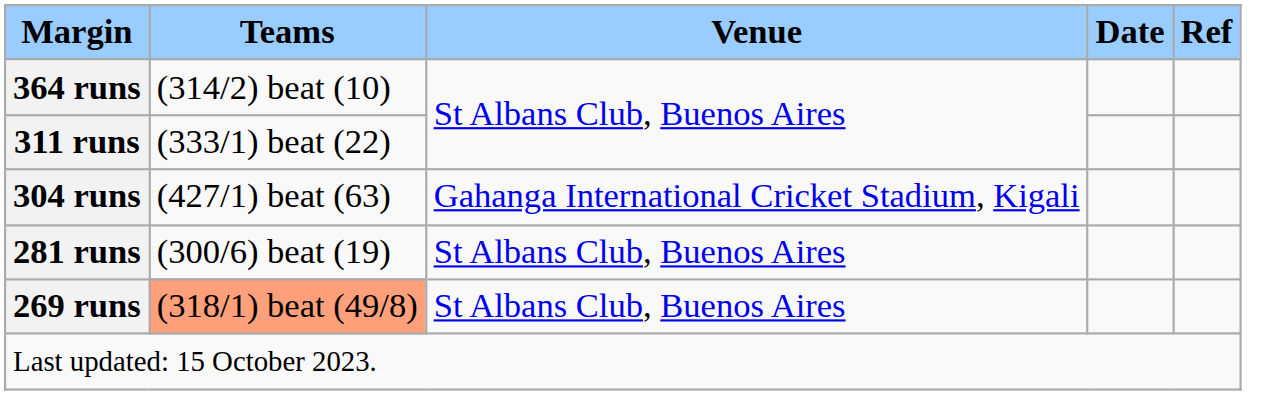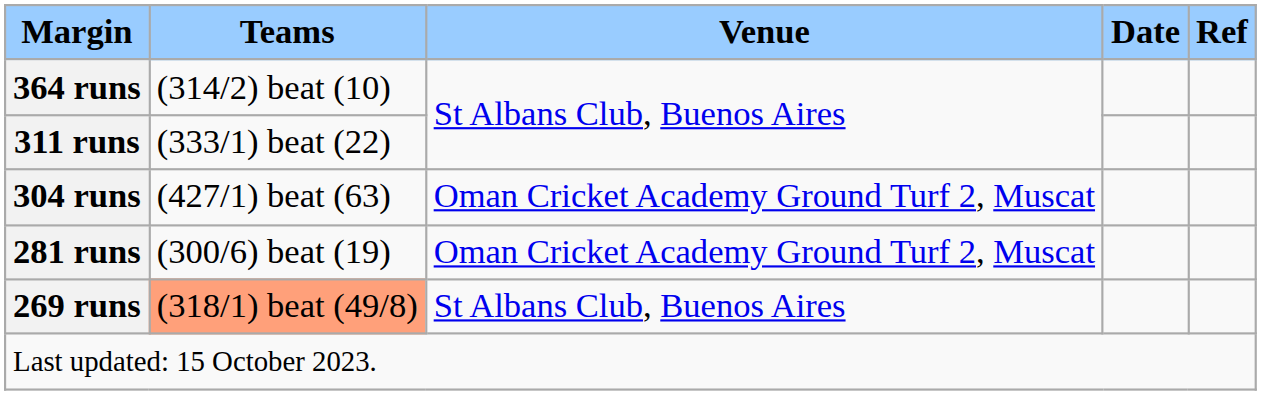(757, 196) Gahanga International Cricket Stadium, Kigali -> (764, 196) Oman Cricket Academy Ground Turf 2, Muscat
(640, 251) St Albans Club, Buenos Aires -> (764, 251) Oman Cricket Academy Ground Turf 2, Muscat
